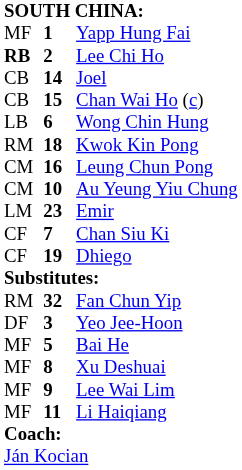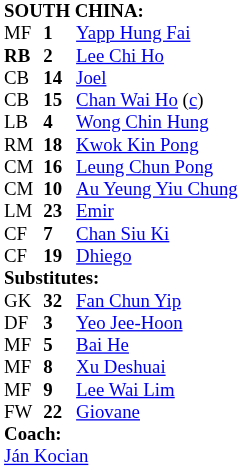(48, 122) 6 -> (48, 122) 4
(19, 300) RM -> (18, 300) GK
- row: (121, 411)
+ row: (108, 411)
